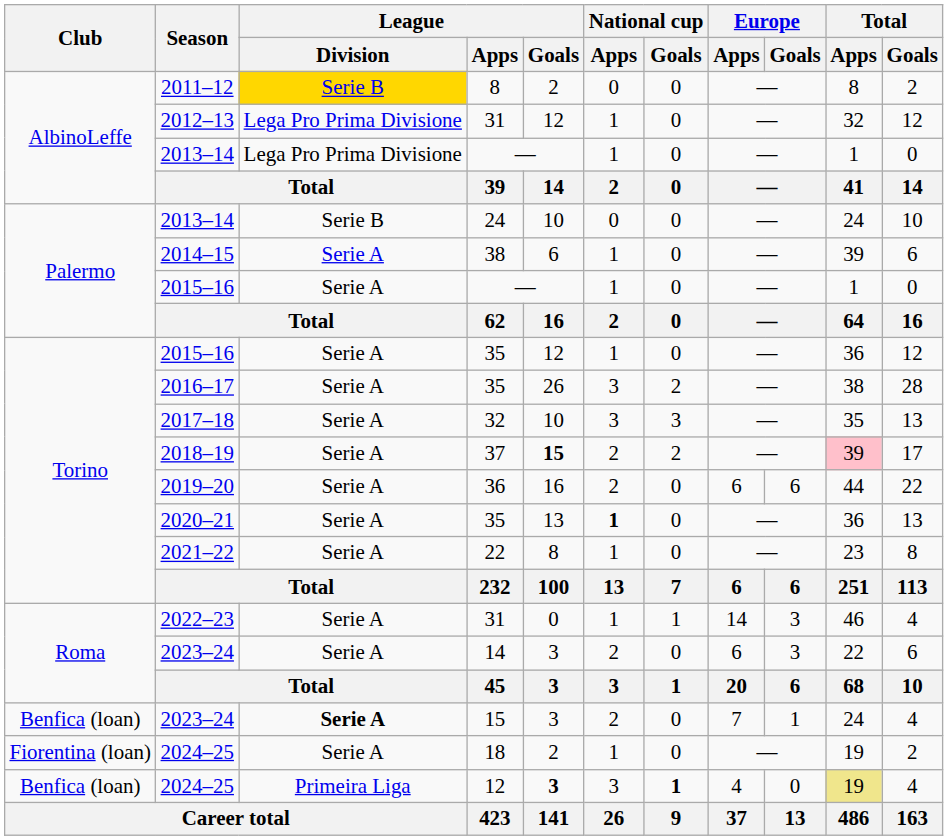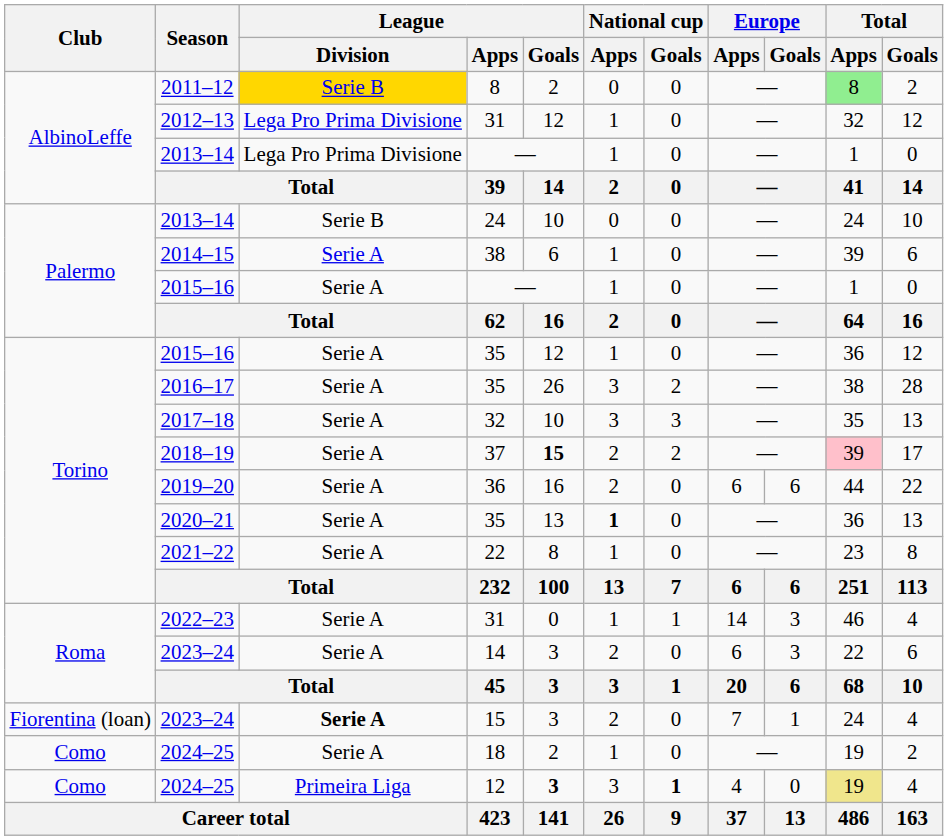(854, 87) no background -> (854, 87) lightgreen background
(80, 719) Benfica (loan) -> (80, 719) Fiorentina (loan)
(80, 752) Fiorentina (loan) -> (80, 752) Como
(80, 785) Benfica (loan) -> (80, 785) Como
